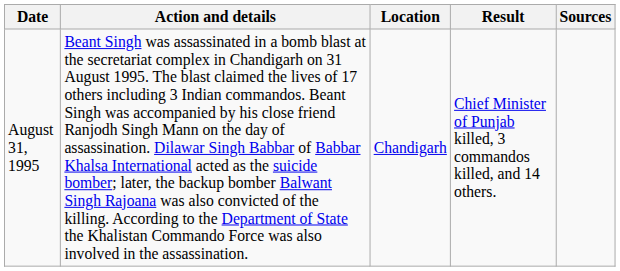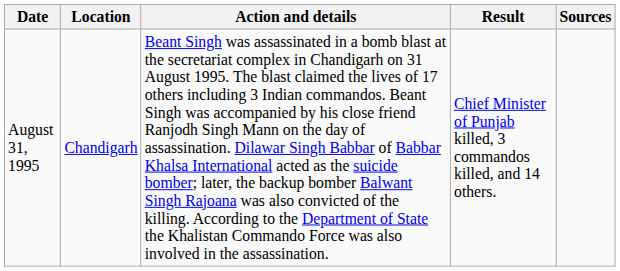columns swapped: (215, 16) <-> (410, 16)
